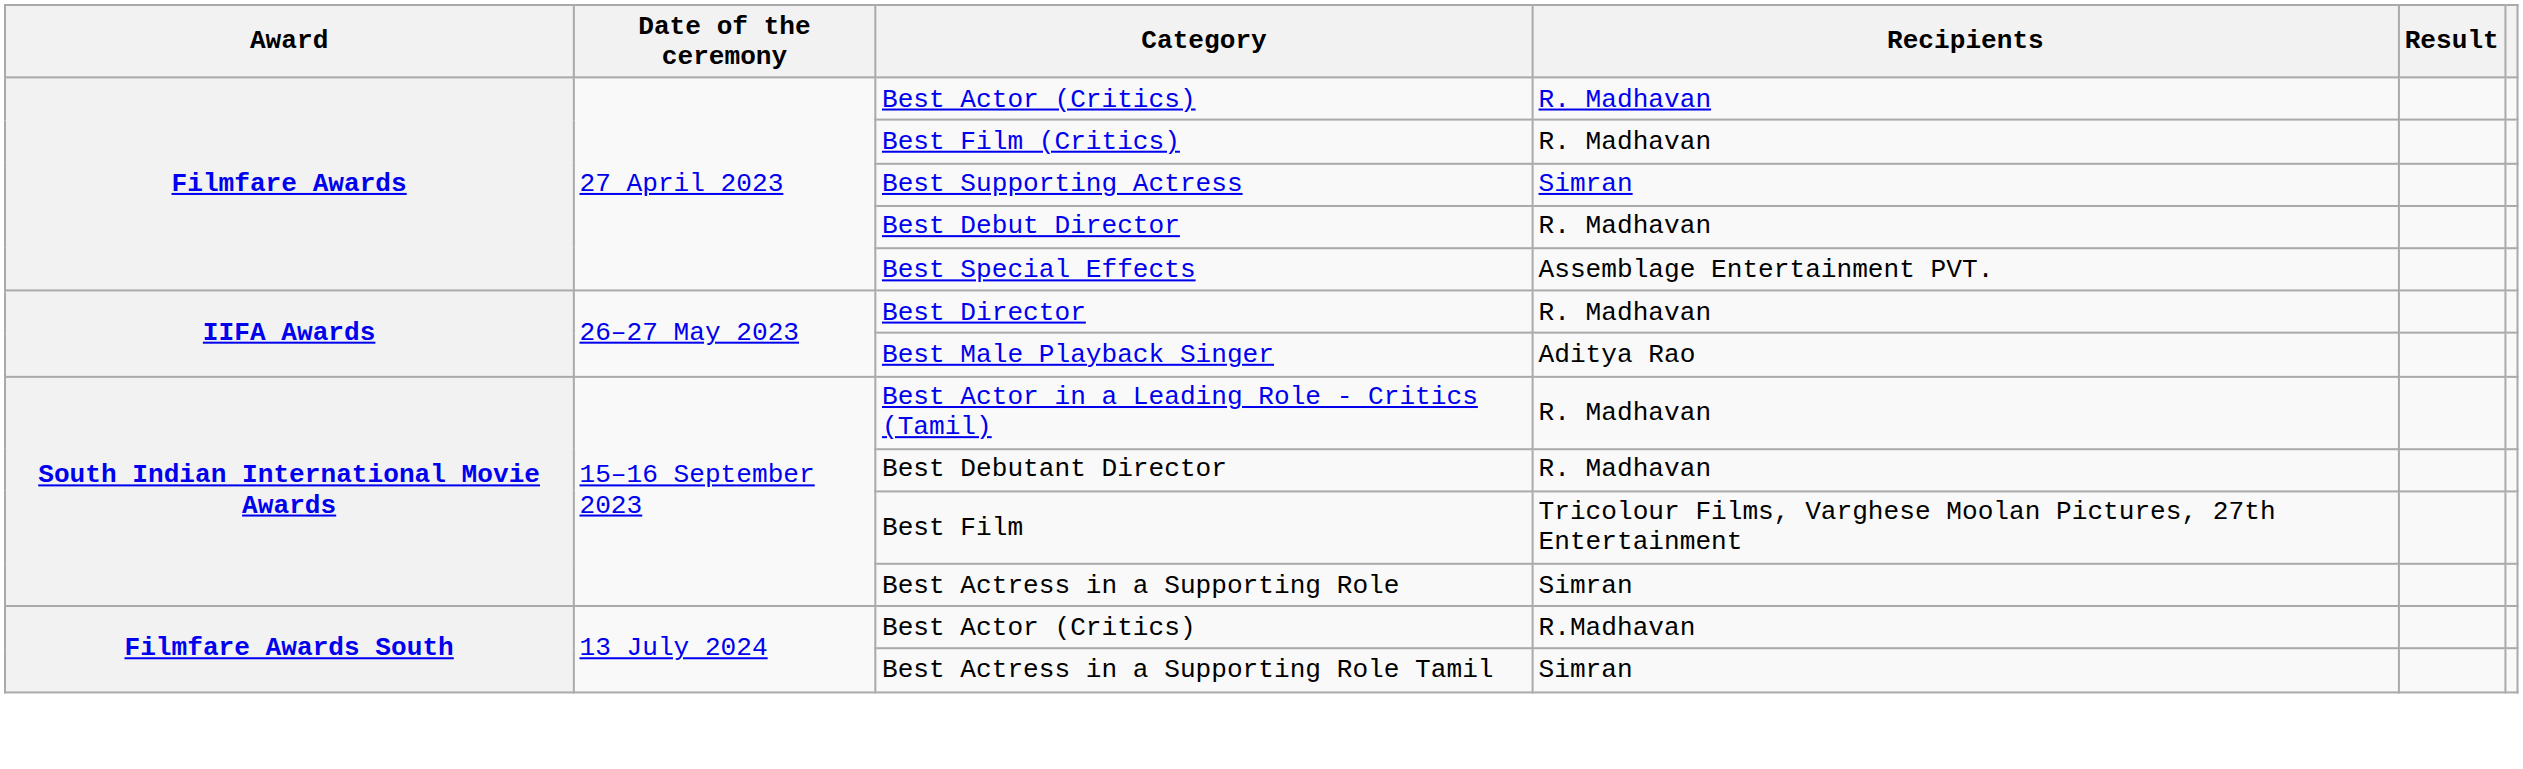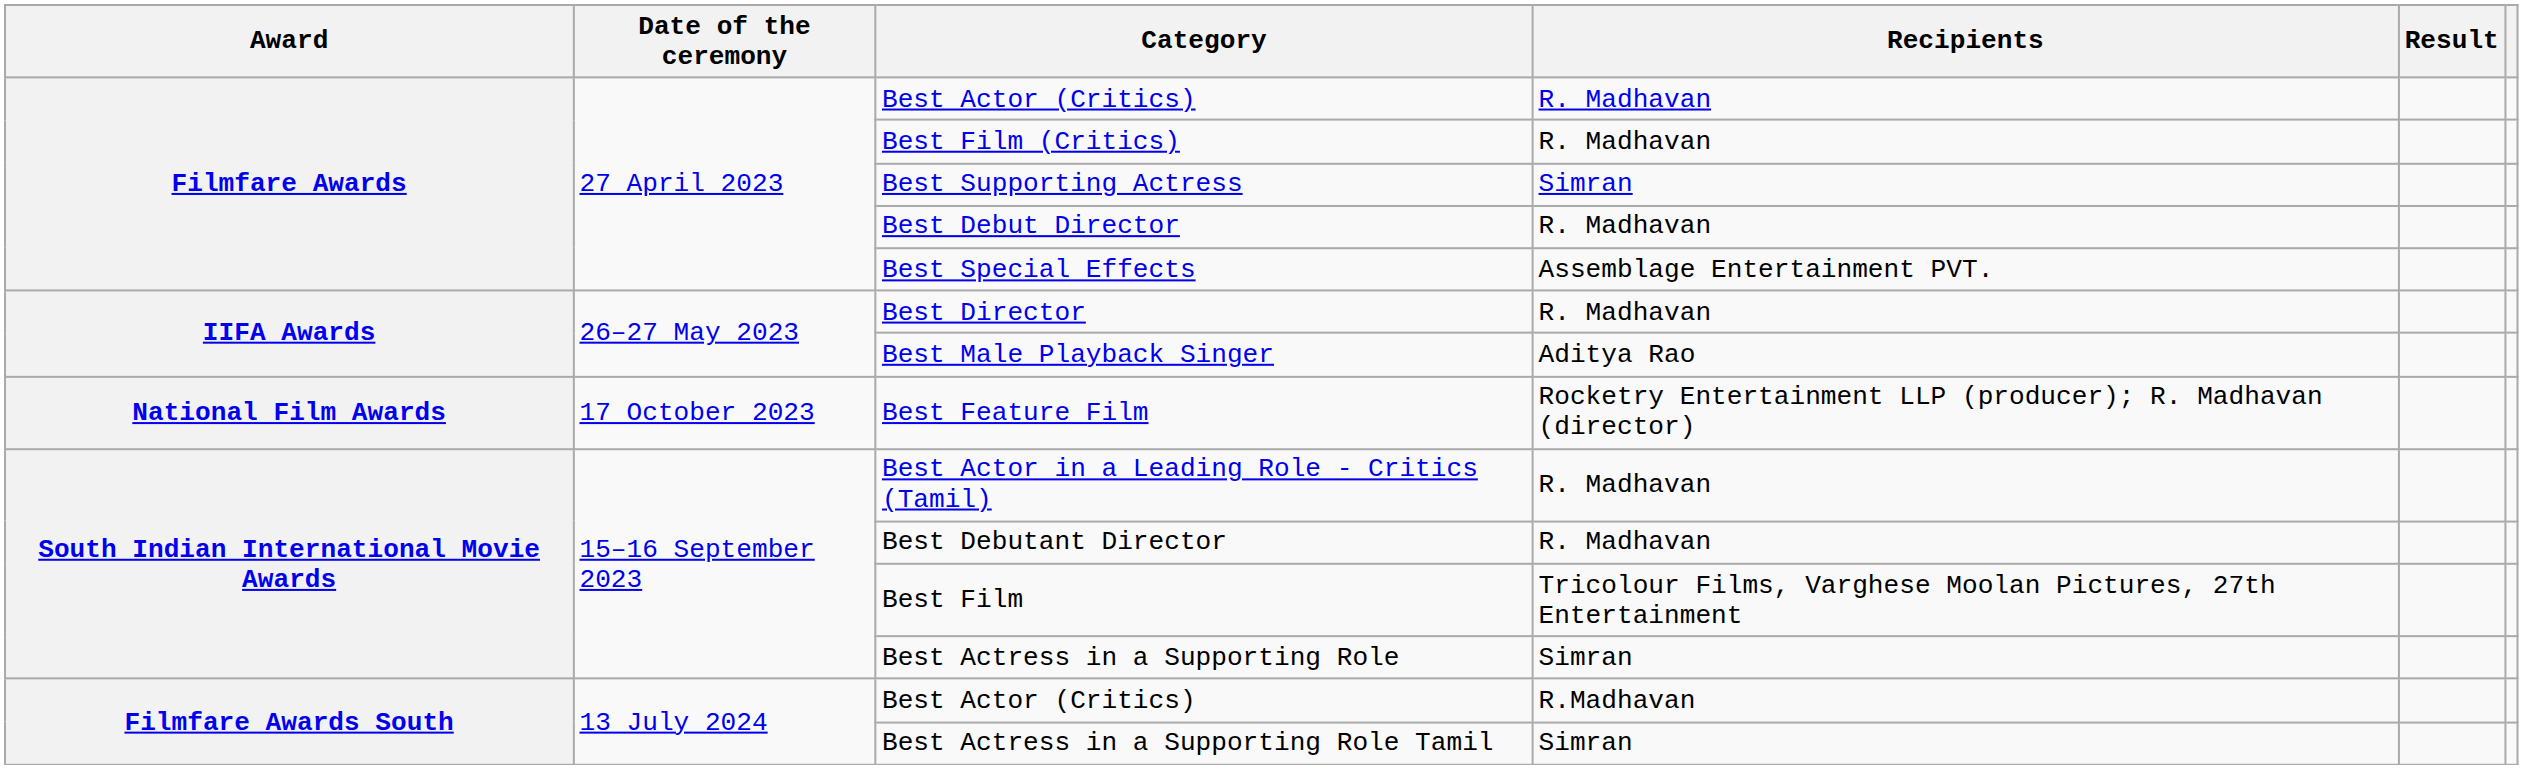+ row: (1015, 412)
